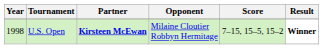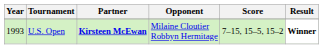(15, 31) 1998 -> (15, 31) 1993
